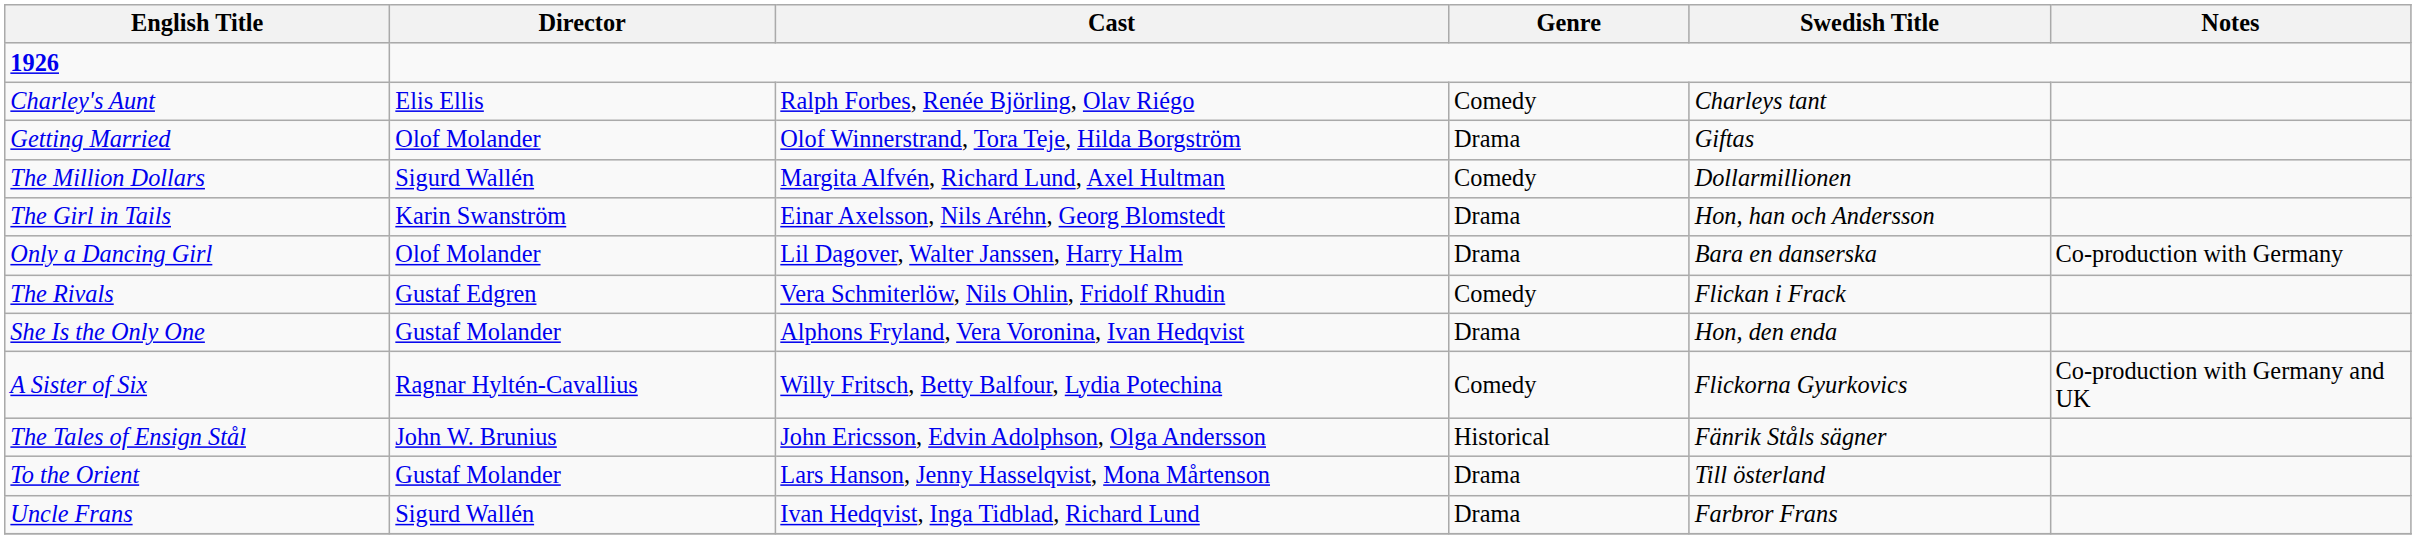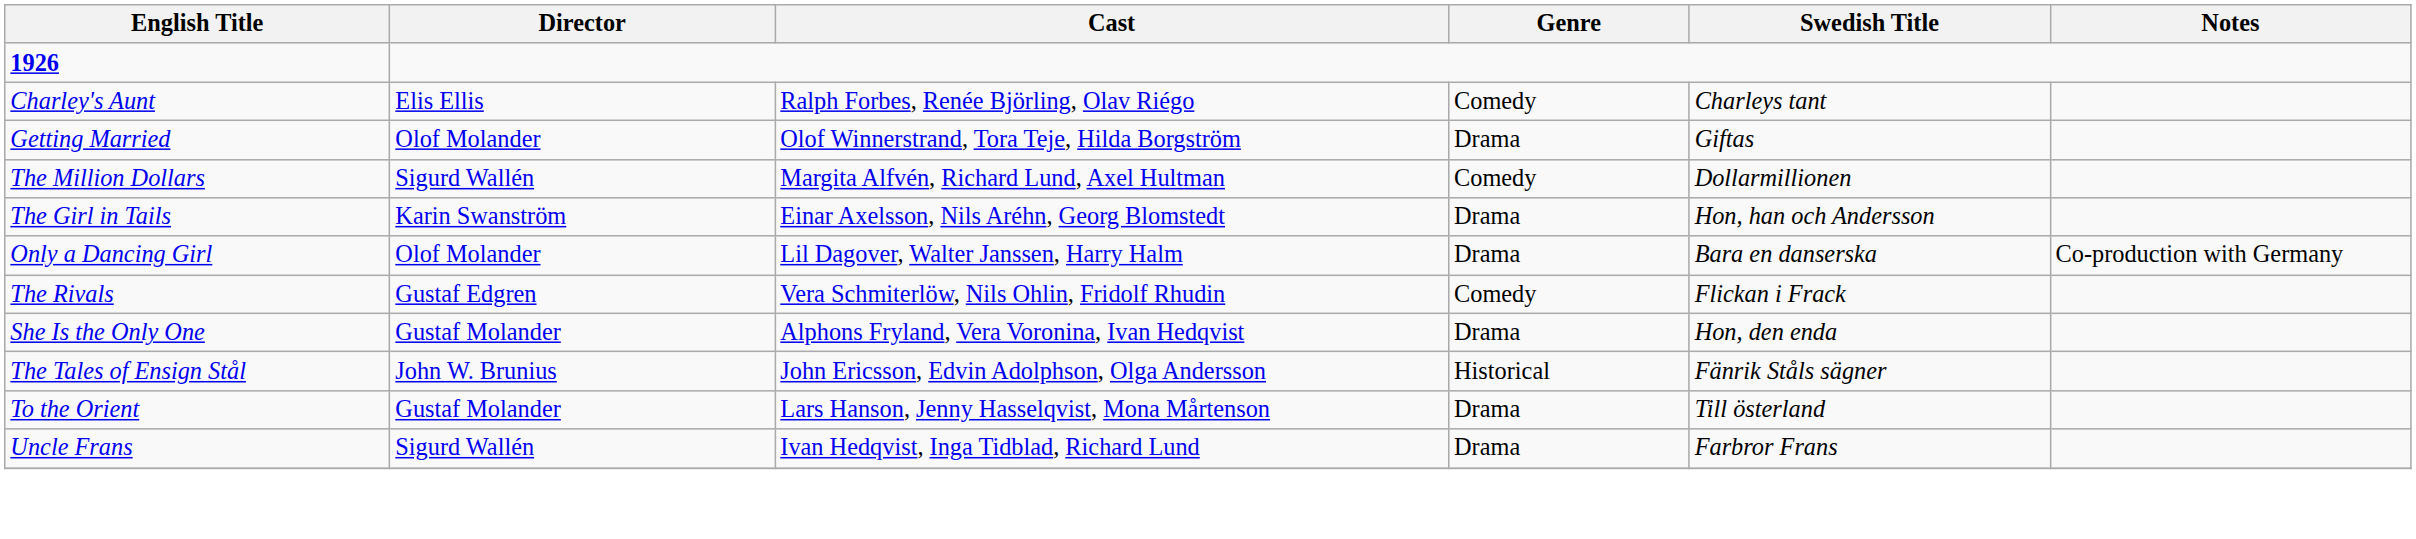- row: (79, 384)
